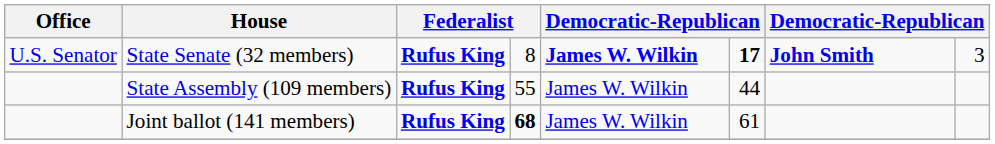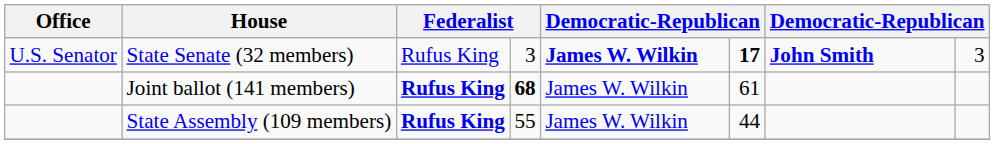(453, 54) bold -> (450, 54) normal
(530, 54) 8 -> (530, 54) 3
rows swapped: (259, 88) <-> (241, 121)
